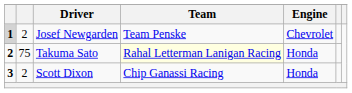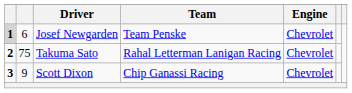(24, 34) 2 -> (24, 34) 6
(202, 53) lightyellow background -> (202, 53) no background
(302, 53) Honda -> (310, 53) Chevrolet
(24, 73) 2 -> (24, 73) 9
(302, 73) Honda -> (310, 73) Chevrolet
